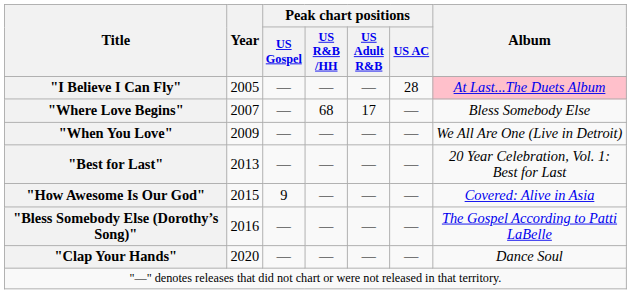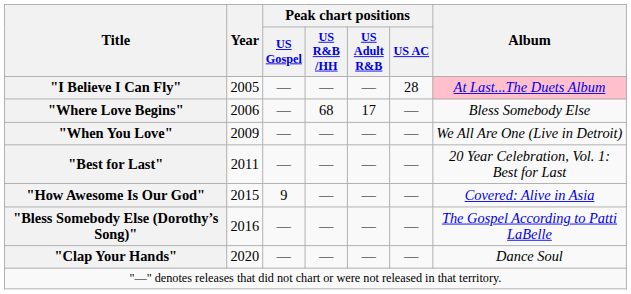(245, 110) 2007 -> (245, 110) 2006
(245, 164) 2013 -> (245, 164) 2011
